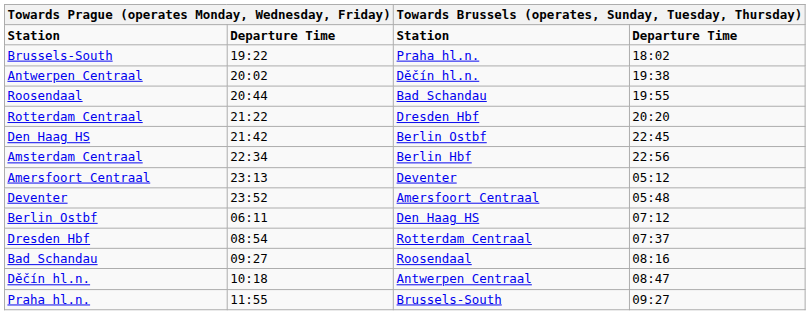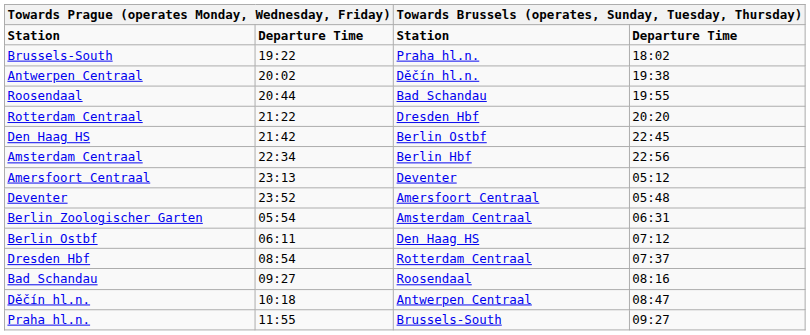+ row: (105, 218)
